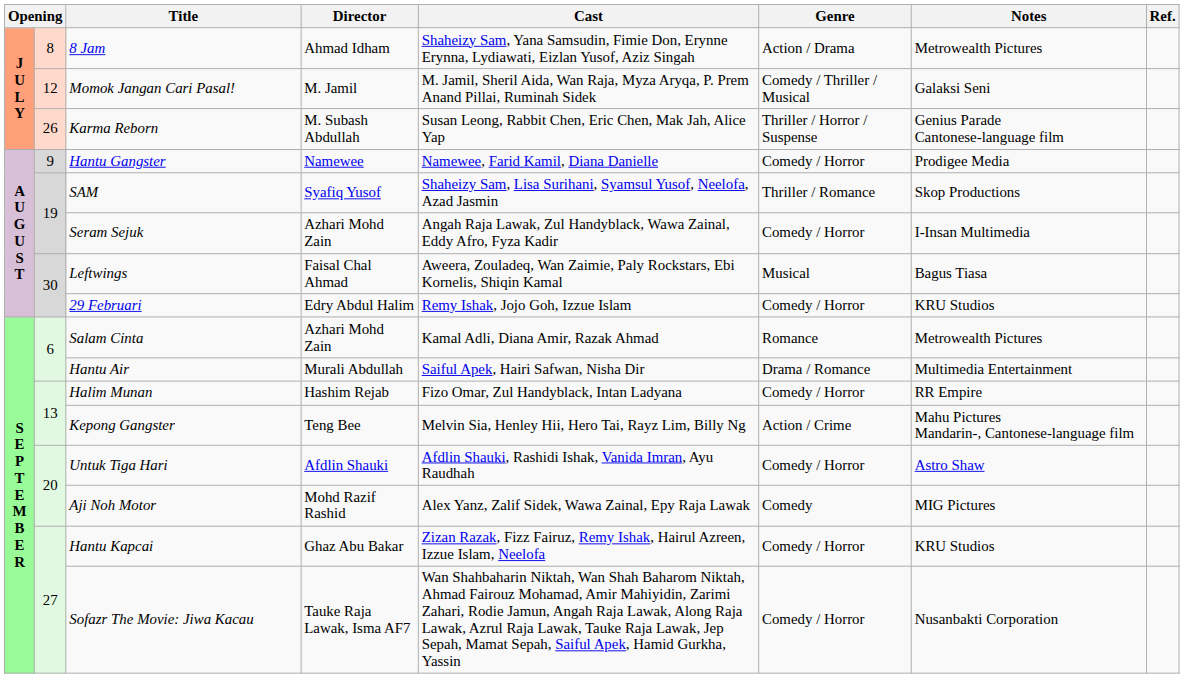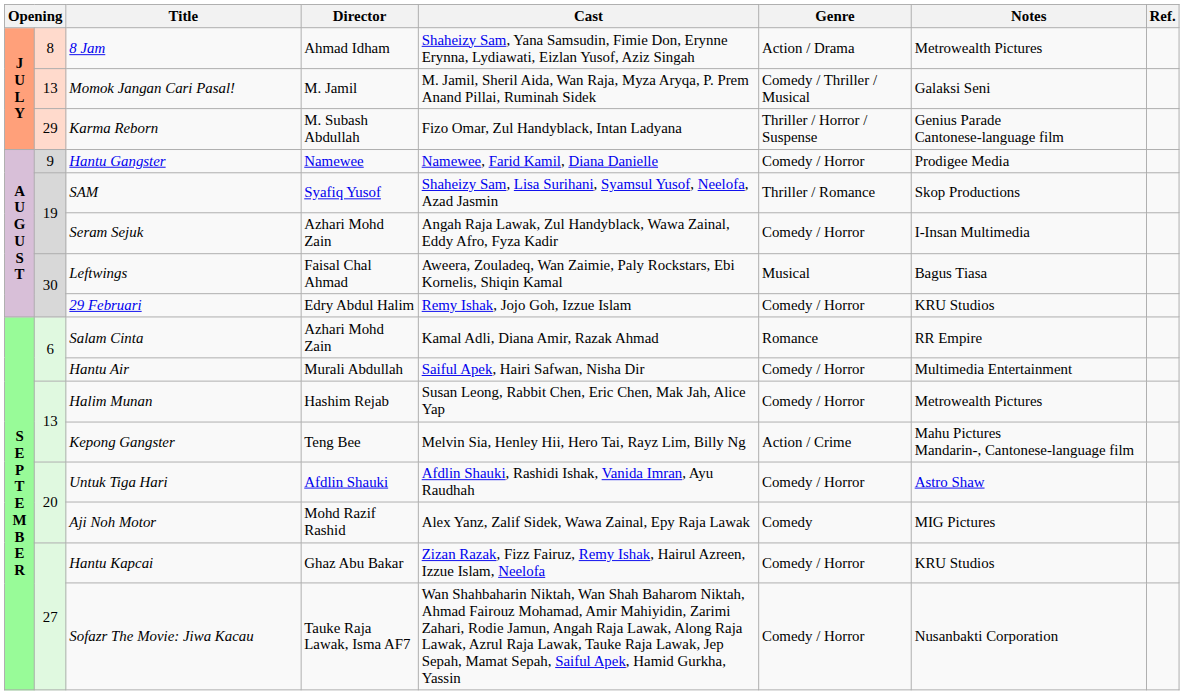(50, 88) 12 -> (50, 88) 13
(50, 128) 26 -> (50, 128) 29
(584, 128) Susan Leong, Rabbit Chen, Eric Chen, Mak Jah, Alice Yap -> (552, 128) Fizo Omar, Zul Handyblack, Intan Ladyana
(979, 337) Metrowealth Pictures -> (948, 337) RR Empire
(816, 369) Drama / Romance -> (813, 369) Comedy / Horror
(552, 393) Fizo Omar, Zul Handyblack, Intan Ladyana -> (584, 401) Susan Leong, Rabbit Chen, Eric Chen, Mak Jah, Alice Yap
(948, 393) RR Empire -> (979, 401) Metrowealth Pictures
